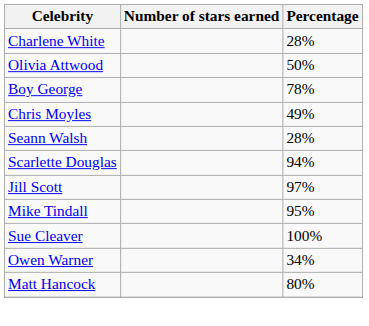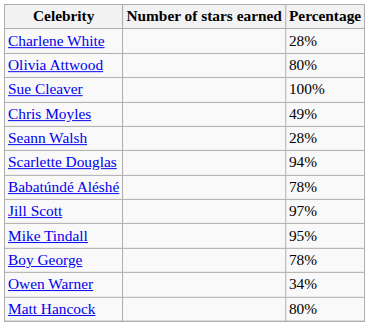(300, 65) 50% -> (303, 65) 80%
rows swapped: (45, 235) <-> (45, 89)
+ row: (64, 187)
